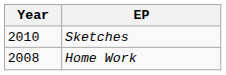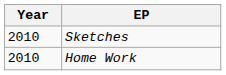(24, 59) 2008 -> (24, 59) 2010
